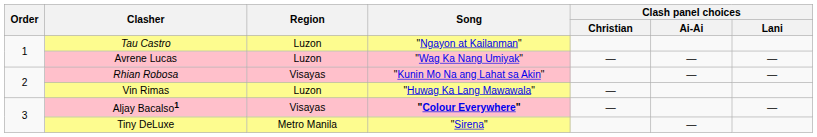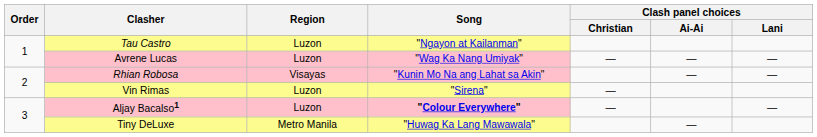(469, 90) "Huwag Ka Lang Mawawala" -> (469, 90) "Sirena"
(307, 107) Visayas -> (307, 107) Luzon
(469, 125) "Sirena" -> (469, 125) "Huwag Ka Lang Mawawala"
